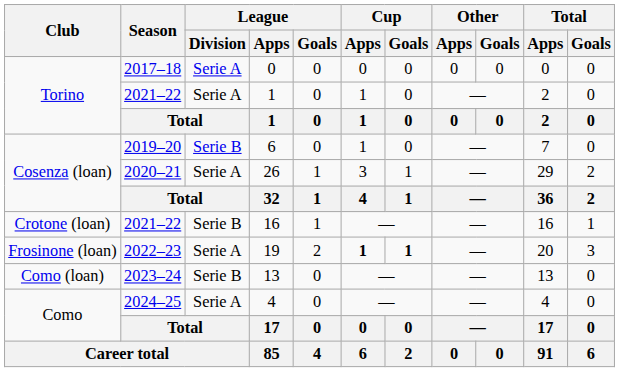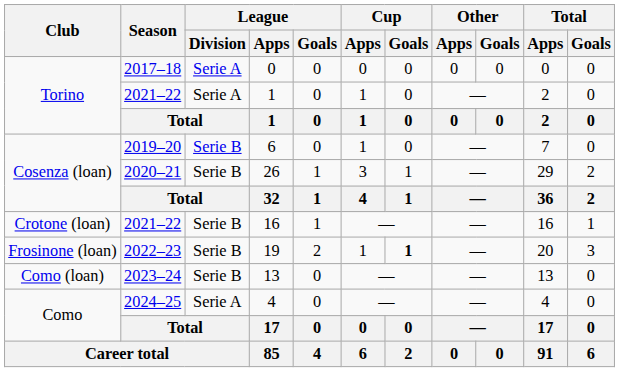(217, 172) Serie A -> (217, 172) Serie B
(217, 250) Serie A -> (217, 250) Serie B
(363, 250) bold -> (363, 250) normal
